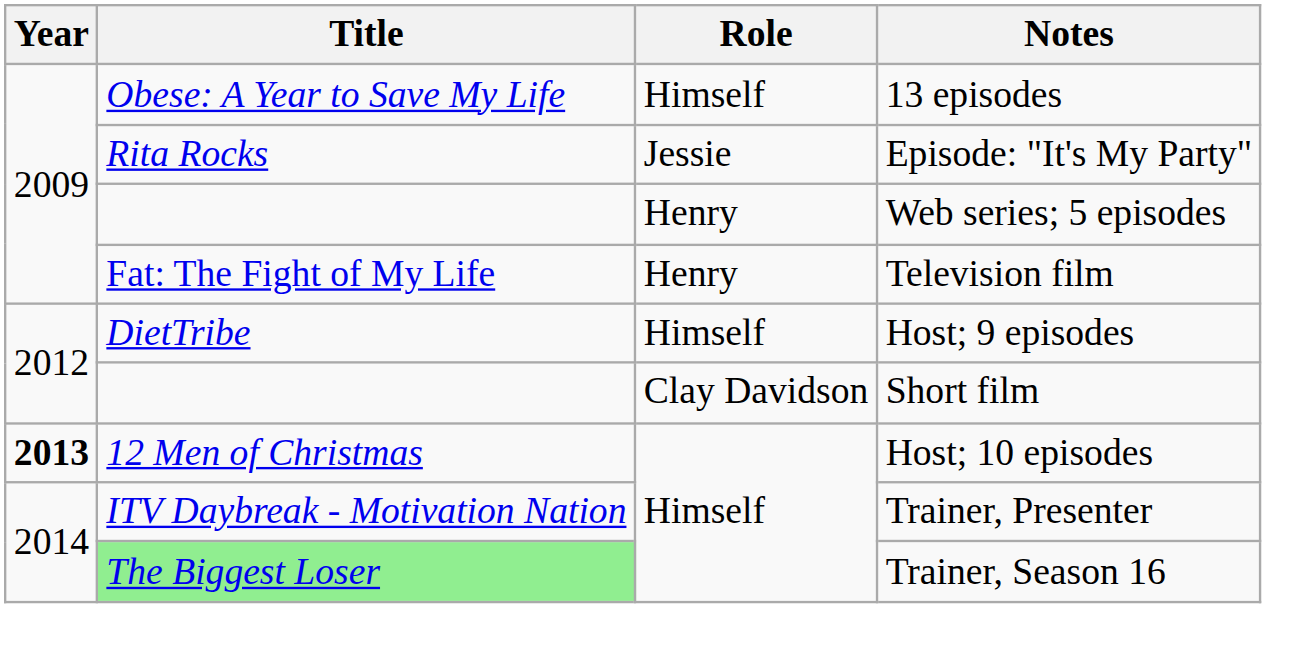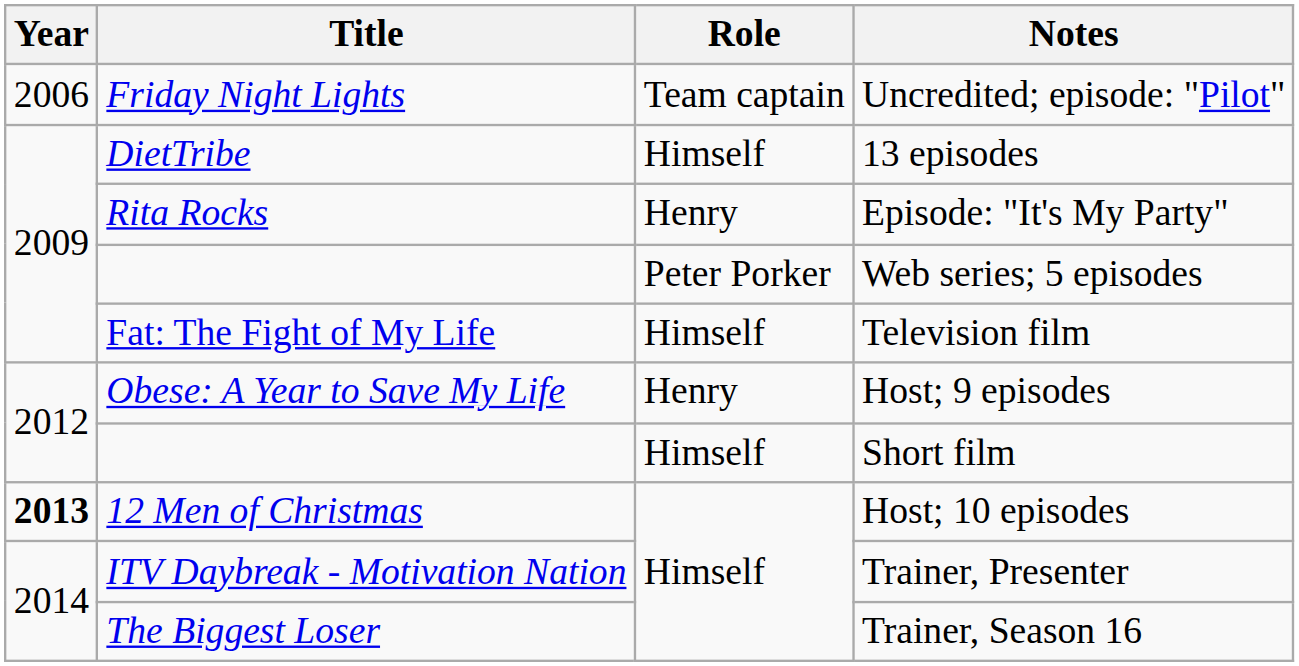+ row: (1074, 93)
(336, 93) Obese: A Year to Save My Life -> (178, 153) DietTribe
(688, 153) Jessie -> (691, 213) Henry
(691, 213) Henry -> (737, 272) Peter Porker
(691, 272) Henry -> (704, 332) Himself
(178, 332) DietTribe -> (336, 392) Obese: A Year to Save My Life
(704, 332) Himself -> (691, 392) Henry
(756, 392) Clay Davidson -> (704, 451) Himself
(243, 570) lightgreen background -> (243, 630) no background
